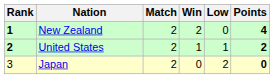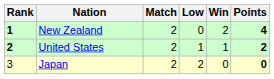columns swapped: (192, 13) <-> (218, 13)
